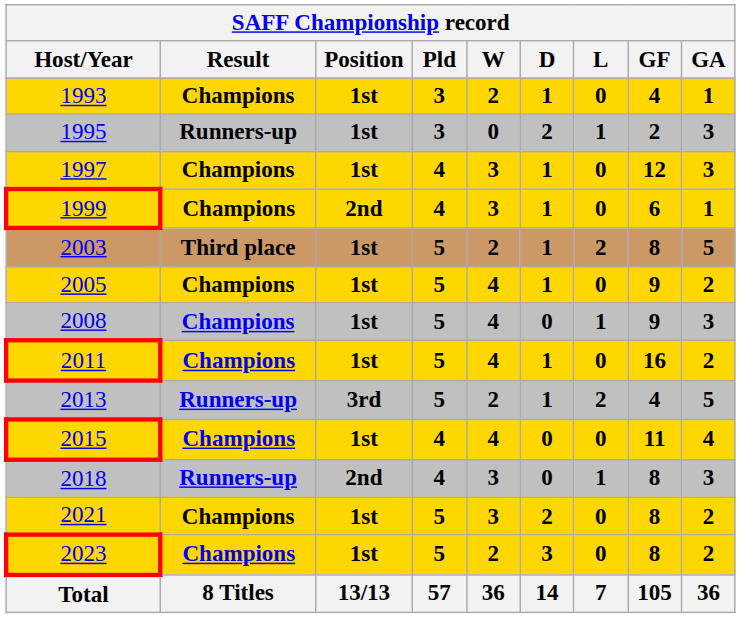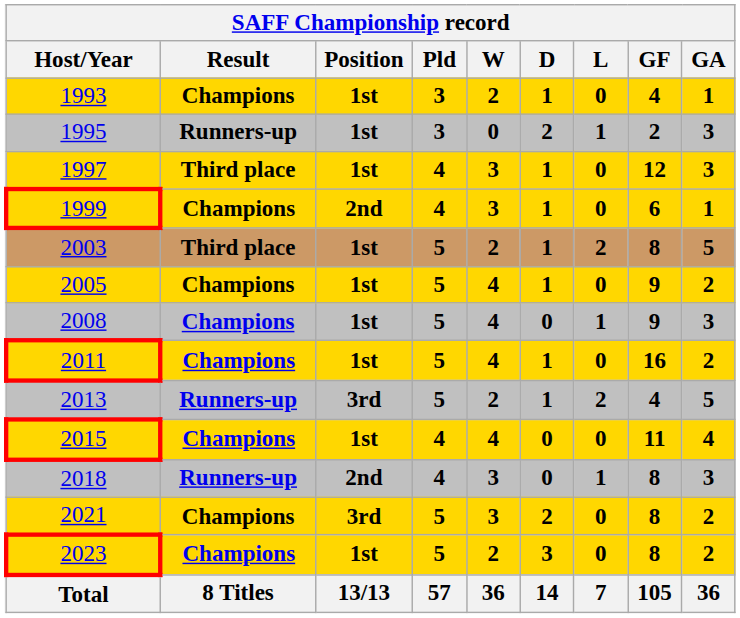(238, 169) Champions -> (238, 169) Third place
(364, 515) 1st -> (364, 515) 3rd
